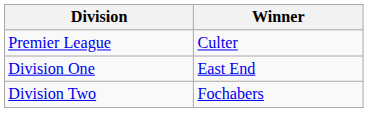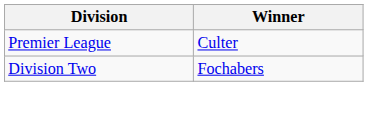- row: (52, 68)
